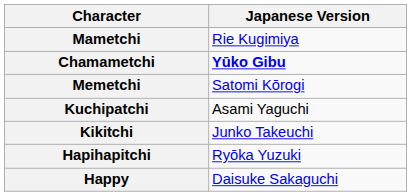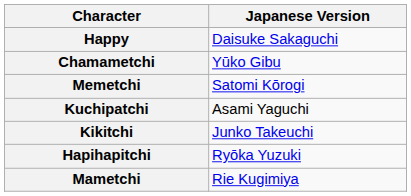rows swapped: (107, 39) <-> (107, 179)
(249, 62) bold -> (246, 62) normal
